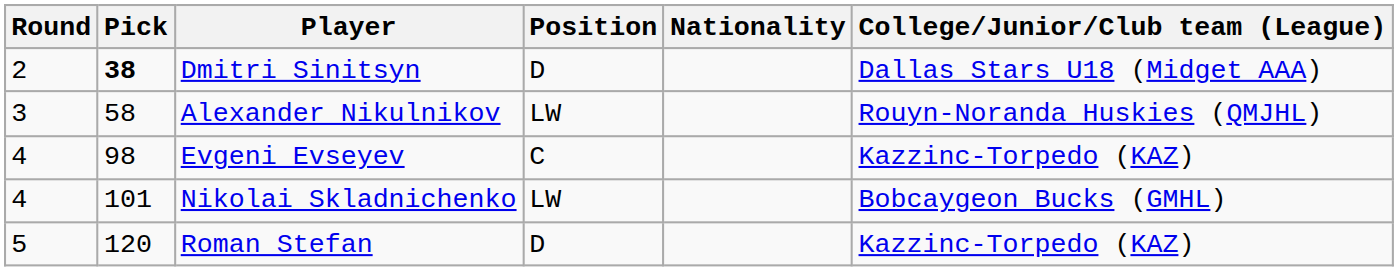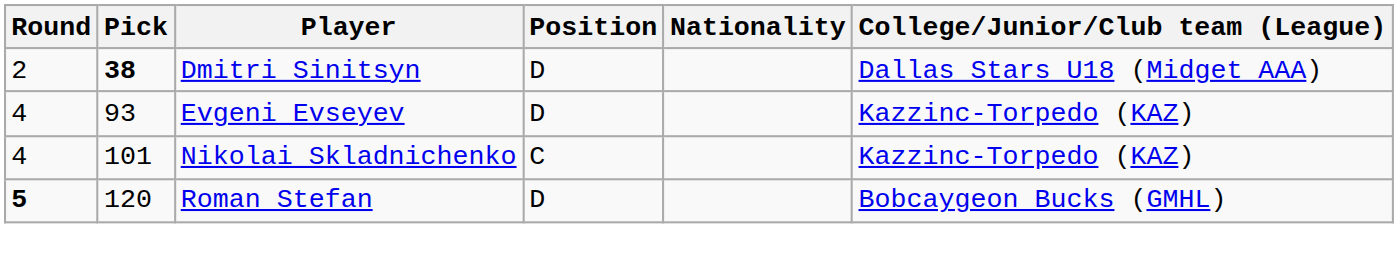- row: (341, 114)
(120, 157) 98 -> (120, 114) 93
(537, 157) C -> (537, 114) D
(545, 200) LW -> (537, 157) C
(1042, 200) Bobcaygeon Bucks (GMHL) -> (1026, 157) Kazzinc-Torpedo (KAZ)
(19, 244) normal -> (19, 200) bold
(1026, 244) Kazzinc-Torpedo (KAZ) -> (1042, 200) Bobcaygeon Bucks (GMHL)
